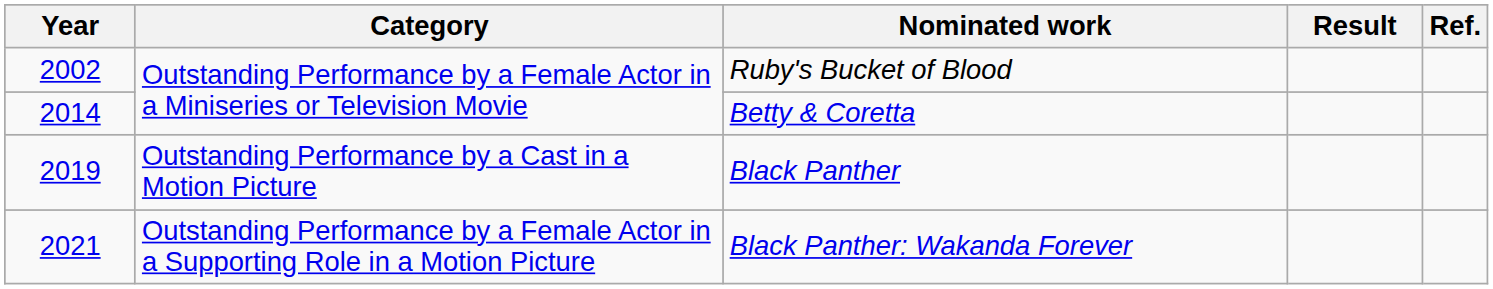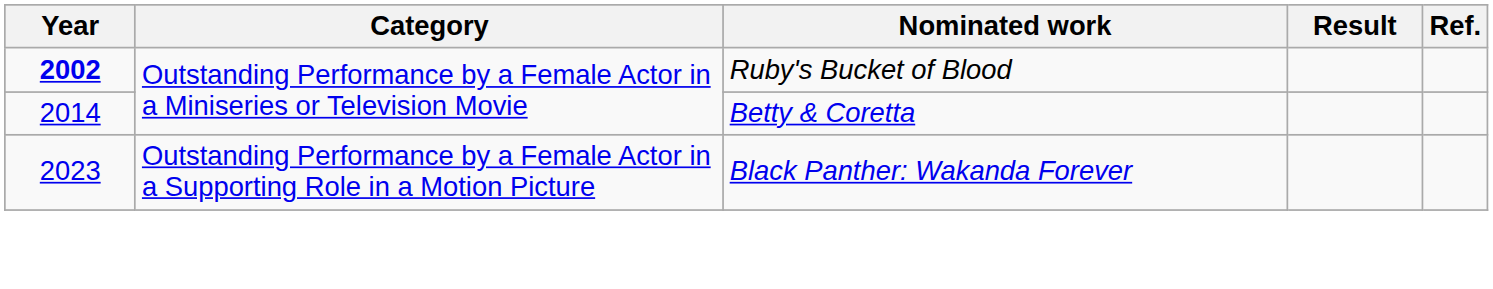(70, 69) normal -> (70, 69) bold
- row: (815, 171)
(70, 245) 2021 -> (70, 171) 2023
